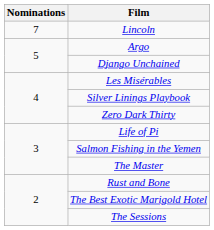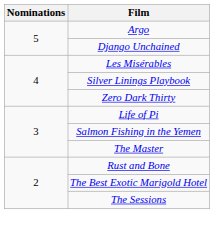- row: (139, 30)
